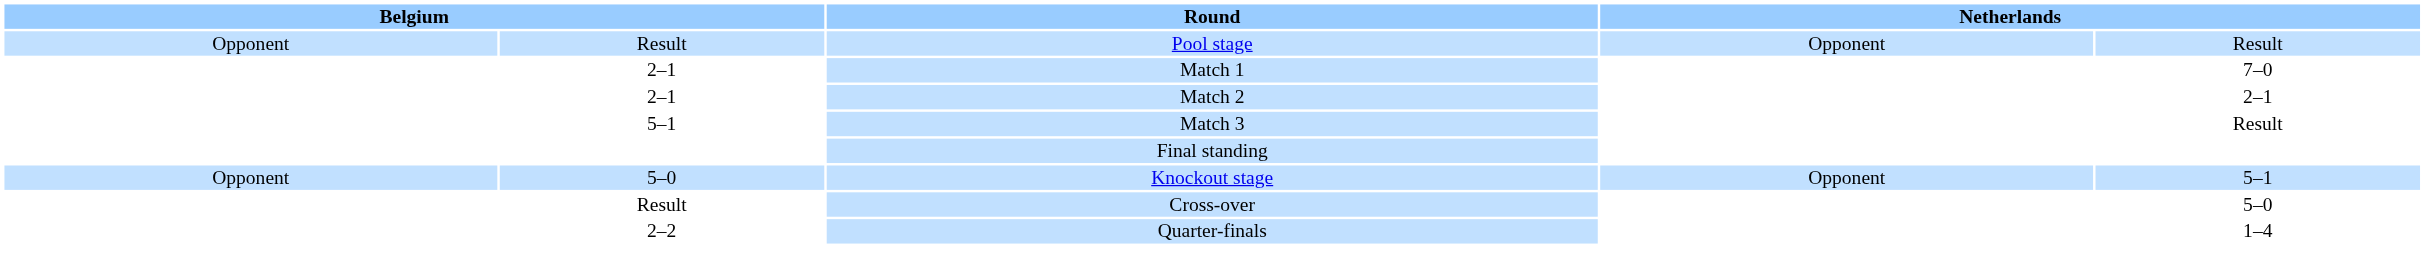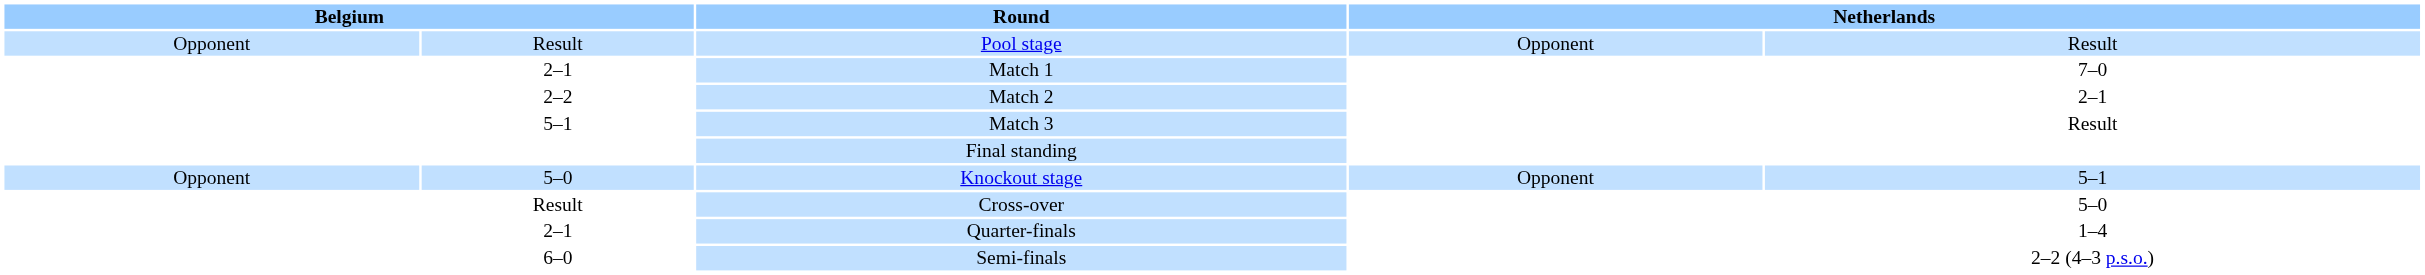(662, 97) 2–1 -> (558, 97) 2–2
(662, 231) 2–2 -> (558, 231) 2–1
+ row: (1021, 258)
